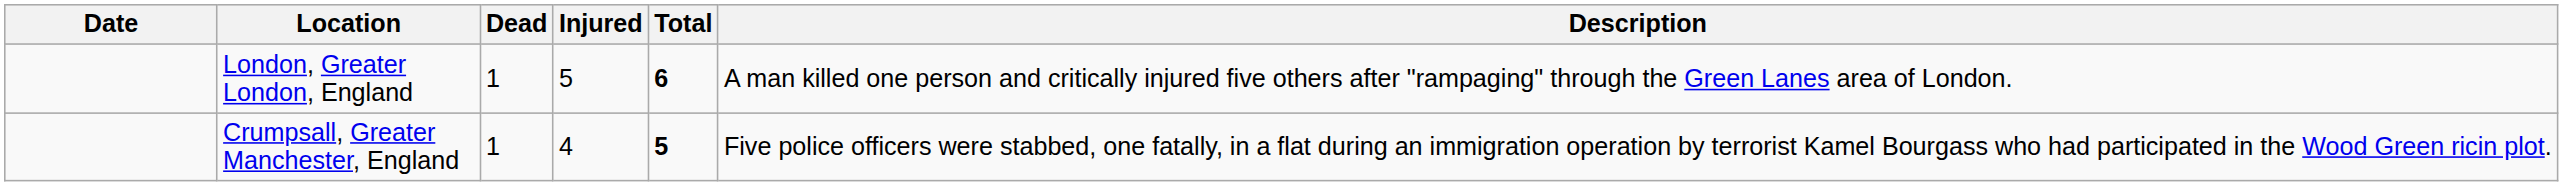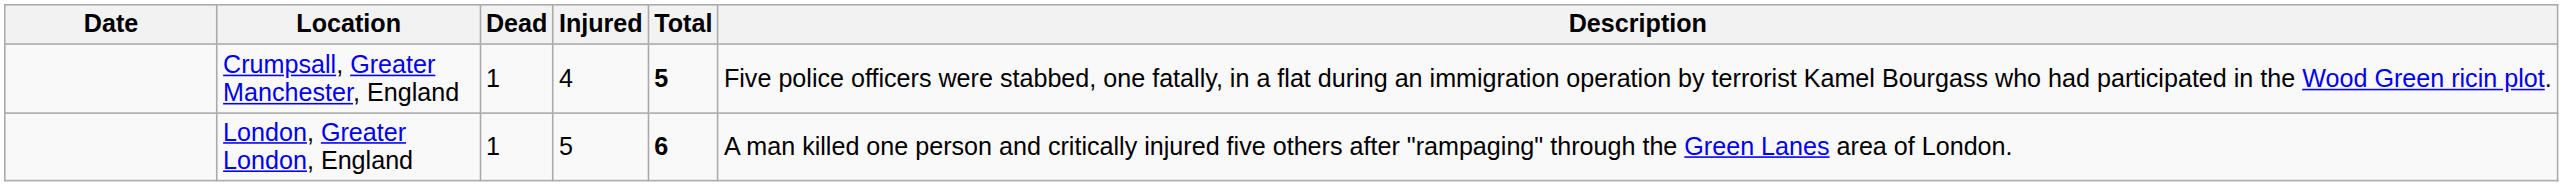rows swapped: (318, 78) <-> (341, 146)
